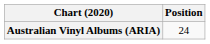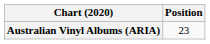(184, 30) 24 -> (184, 30) 23
